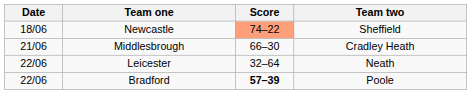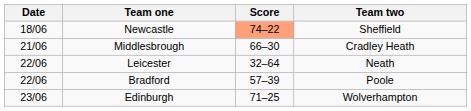(265, 81) bold -> (265, 81) normal
+ row: (149, 98)
